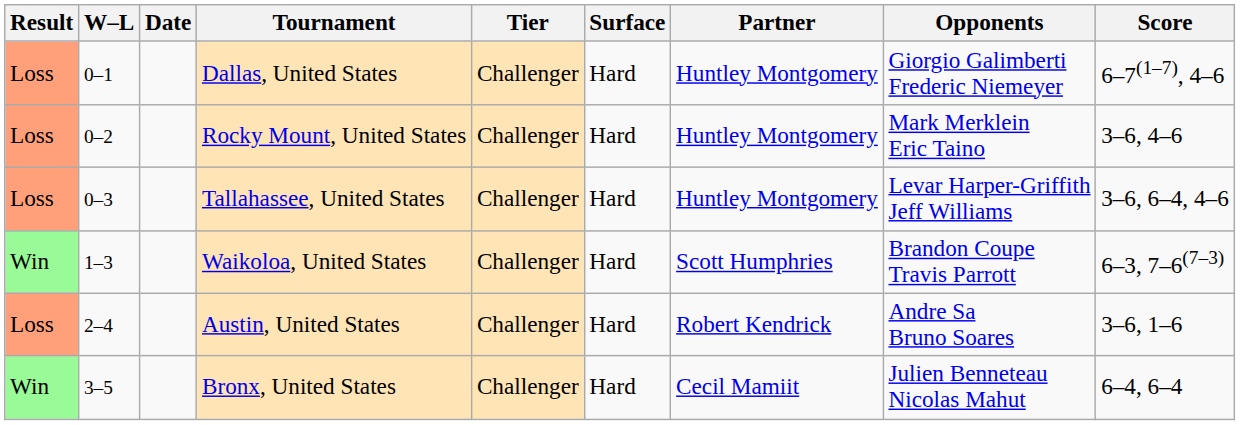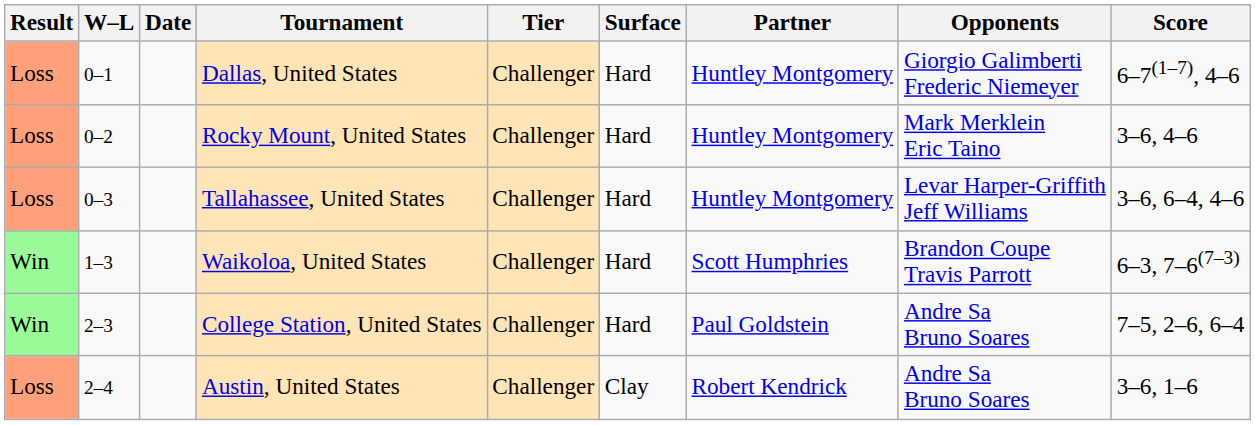+ row: (342, 324)
(613, 324) Hard -> (627, 387) Clay
- row: (299, 387)
